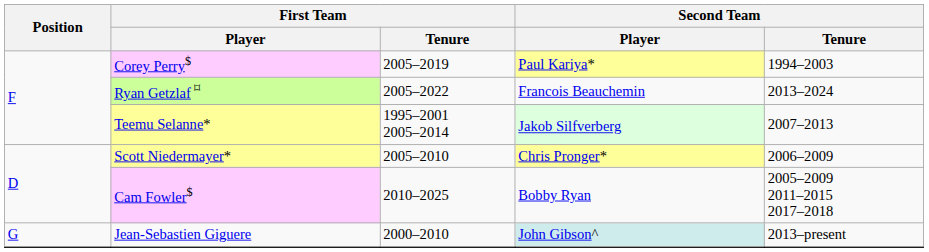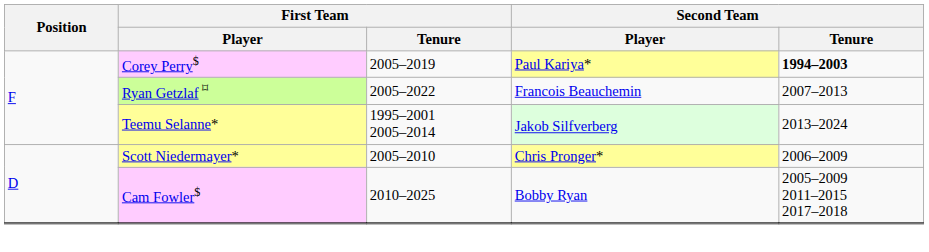(800, 64) normal -> (815, 64) bold
(800, 91) 2013–2024 -> (815, 91) 2007–2013
(800, 124) 2007–2013 -> (815, 124) 2013–2024
- row: (183, 234)
